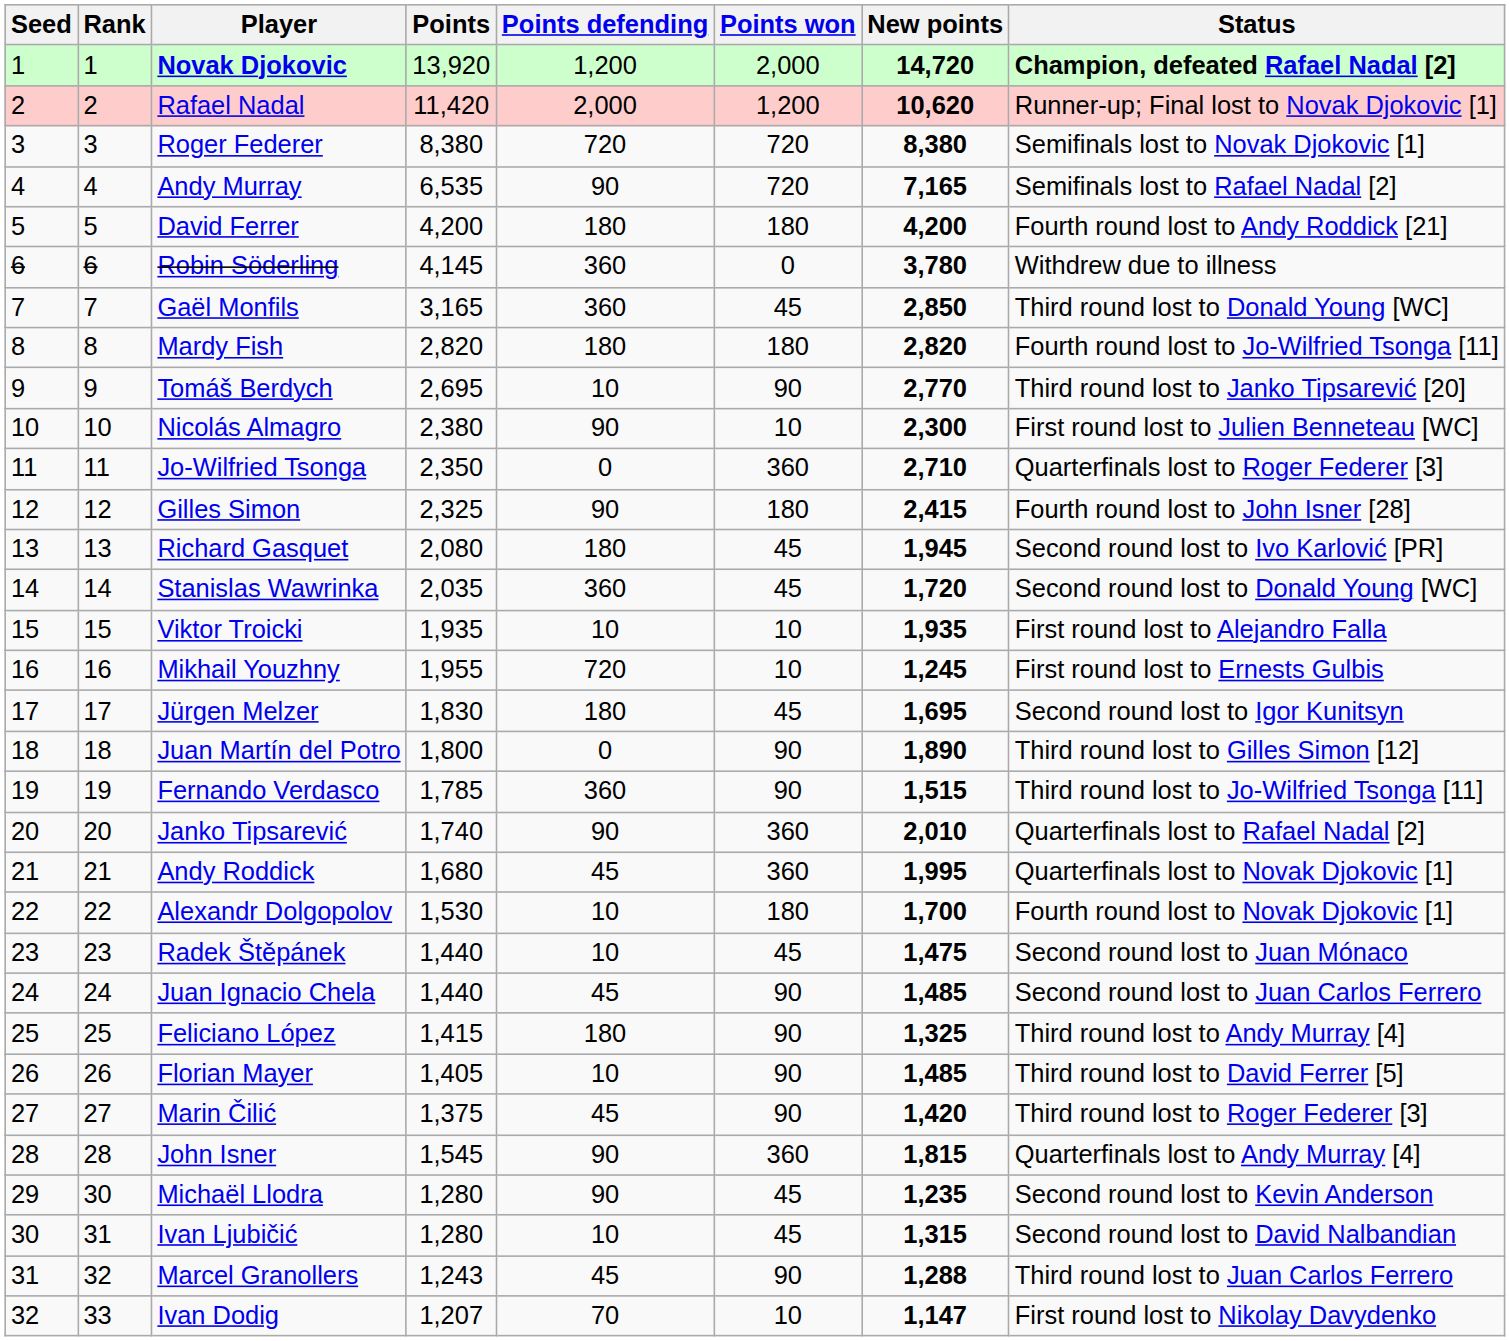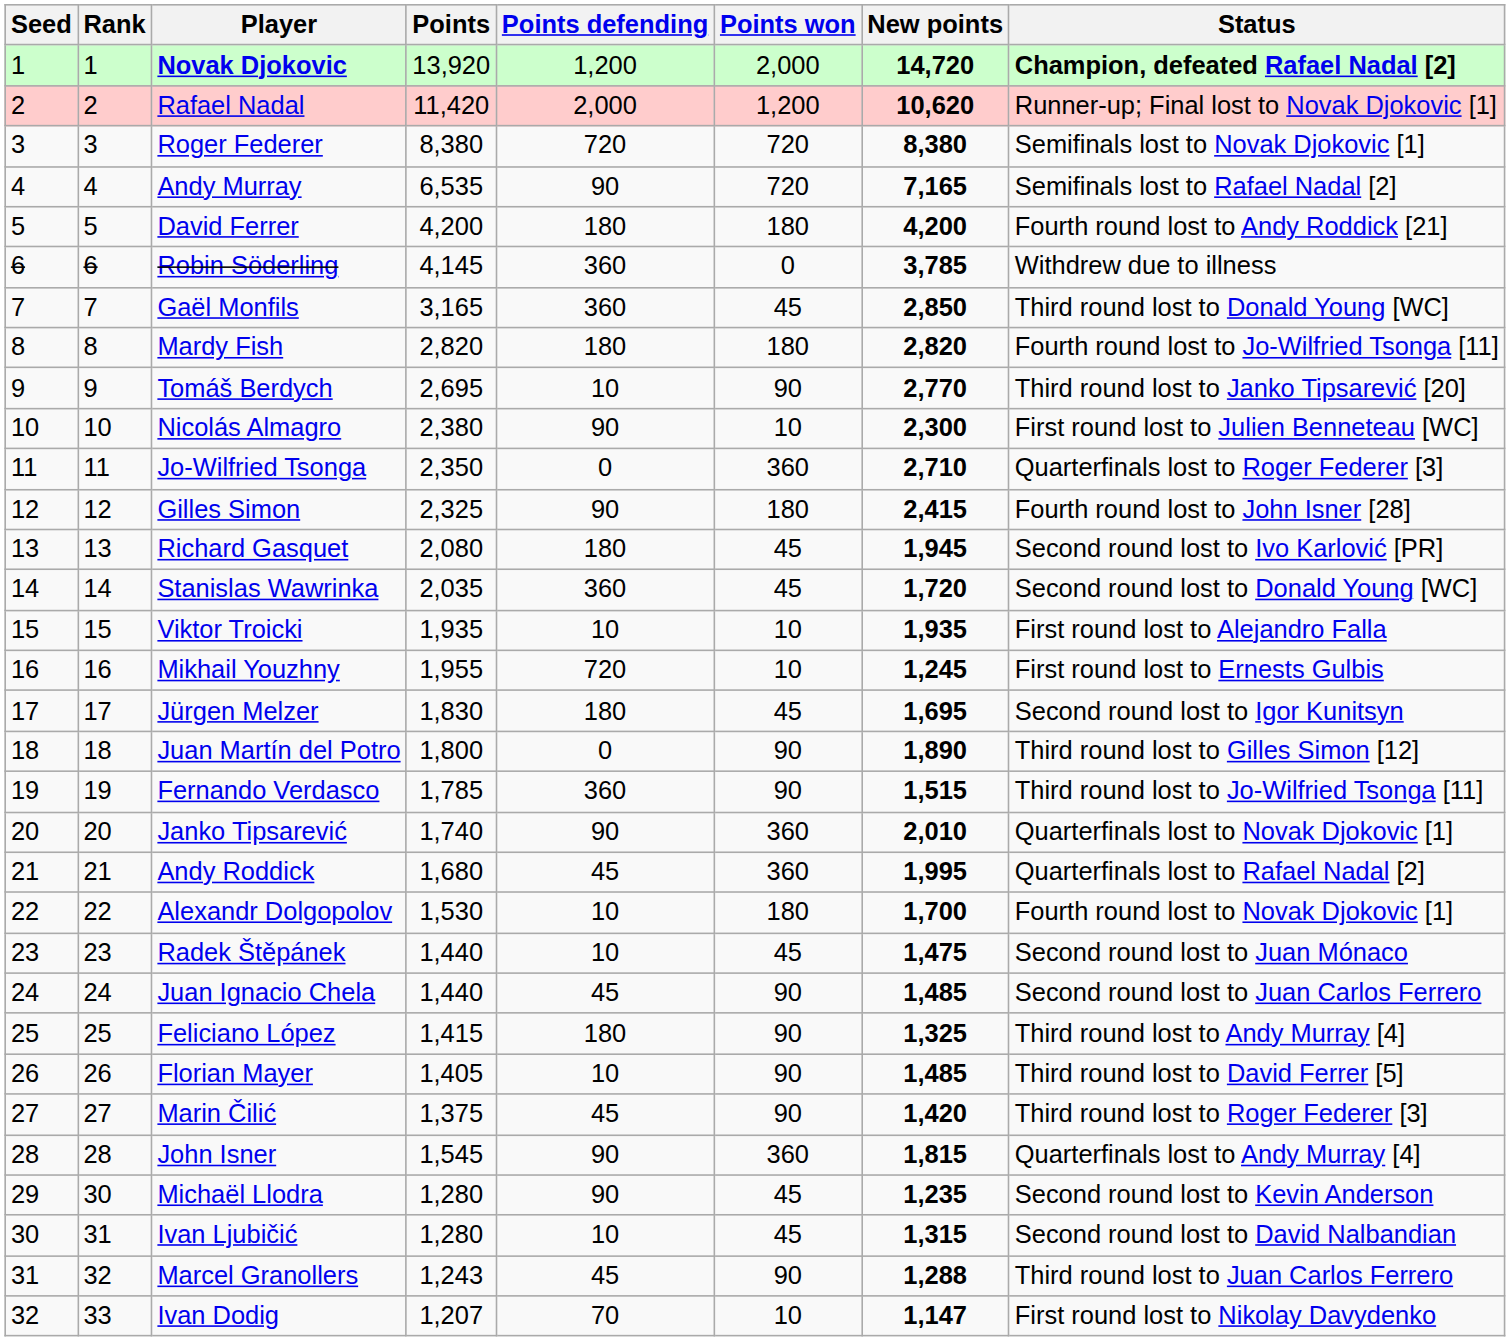(935, 266) 3,780 -> (935, 266) 3,785
(1220, 831) Quarterfinals lost to Rafael Nadal [2] -> (1234, 831) Quarterfinals lost to Novak Djokovic [1]
(1234, 871) Quarterfinals lost to Novak Djokovic [1] -> (1220, 871) Quarterfinals lost to Rafael Nadal [2]
